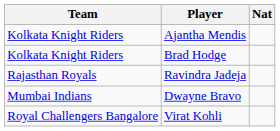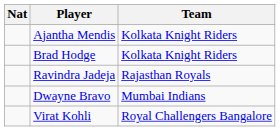columns swapped: (262, 14) <-> (83, 14)
